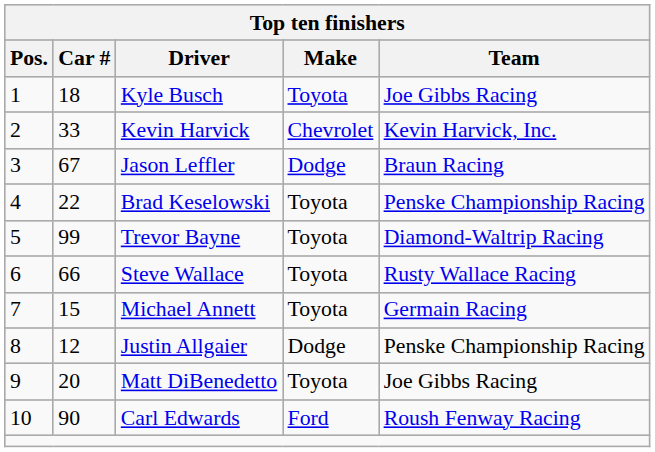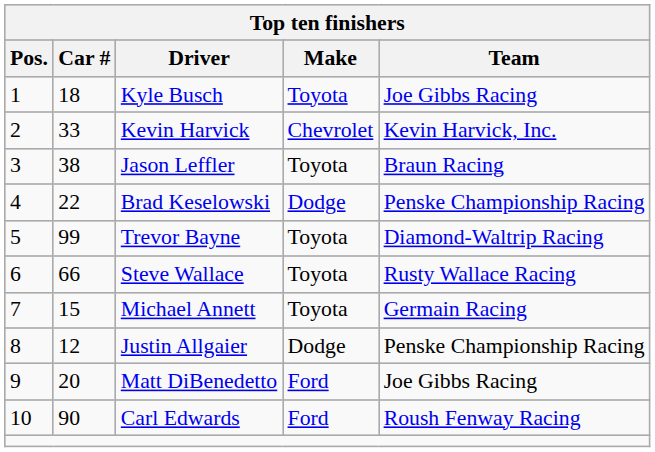(69, 165) 67 -> (69, 165) 38
(317, 165) Dodge -> (318, 165) Toyota
(318, 201) Toyota -> (317, 201) Dodge
(318, 381) Toyota -> (308, 381) Ford
